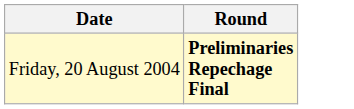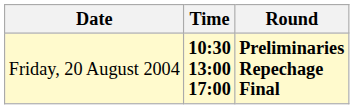+ column: (210, 18)
